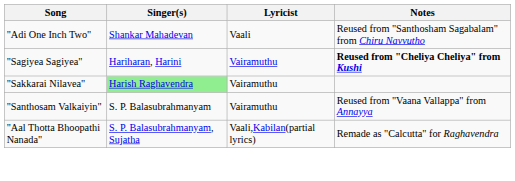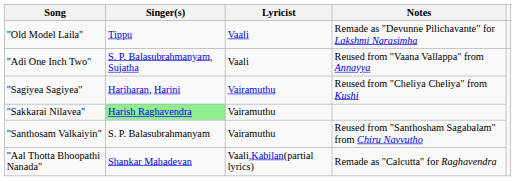+ row: (45, 34)
(151, 34) Shankar Mahadevan -> (160, 62) S. P. Balasubrahmanyam, Sujatha
(417, 34) Reused from "Santhosham Sagabalam" from Chiru Navvutho -> (409, 62) Reused from "Vaana Vallappa" from Annayya
(418, 62) bold -> (411, 90) normal
(411, 106) Reused from "Vaana Vallappa" from Annayya -> (415, 134) Reused from "Santhosham Sagabalam" from Chiru Navvutho
(161, 134) S. P. Balasubrahmanyam, Sujatha -> (150, 161) Shankar Mahadevan
